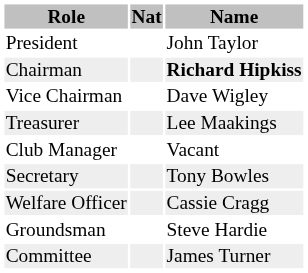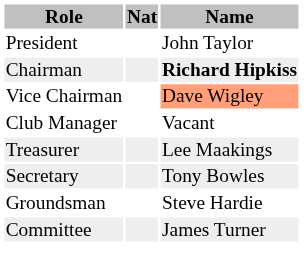(217, 96) no background -> (213, 96) lightsalmon background
rows swapped: (42, 122) <-> (61, 149)
- row: (66, 202)
